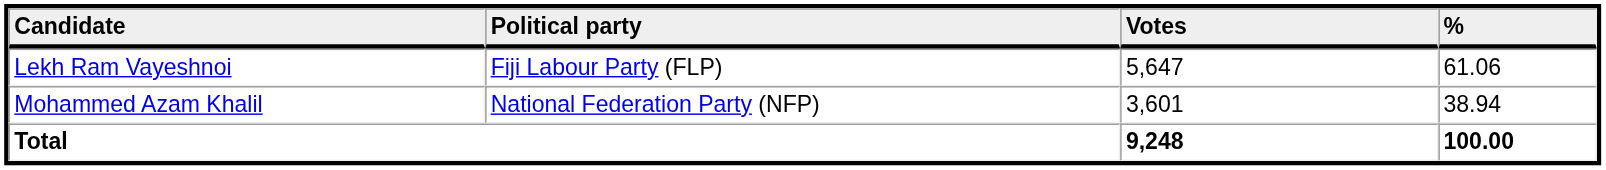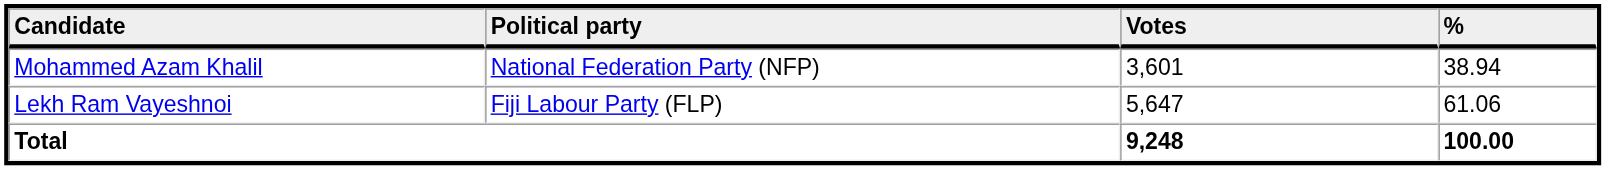rows swapped: (123, 67) <-> (138, 104)
